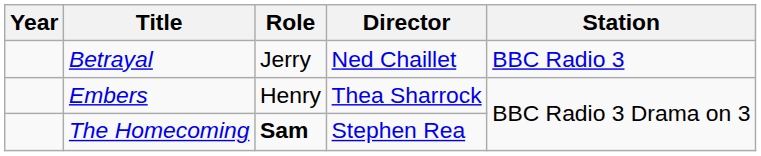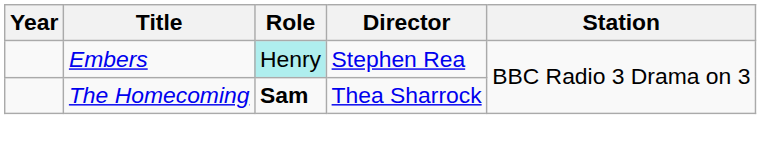- row: (111, 58)
(291, 95) no background -> (291, 58) paleturquoise background
(407, 95) Thea Sharrock -> (398, 58) Stephen Rea
(398, 131) Stephen Rea -> (407, 95) Thea Sharrock
